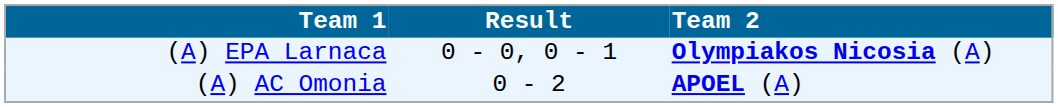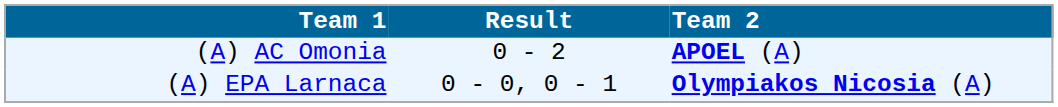rows swapped: (276, 54) <-> (291, 85)
